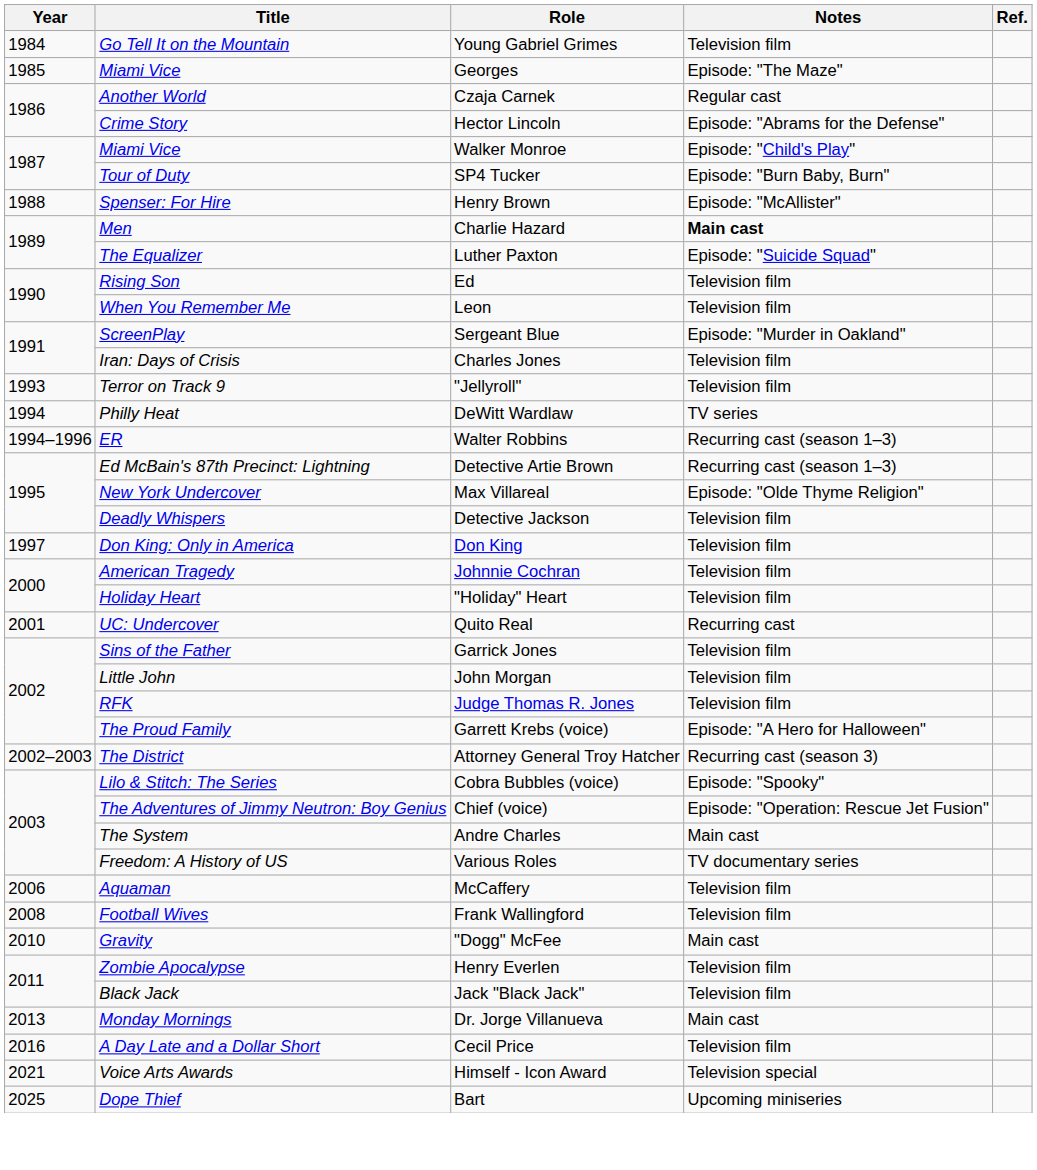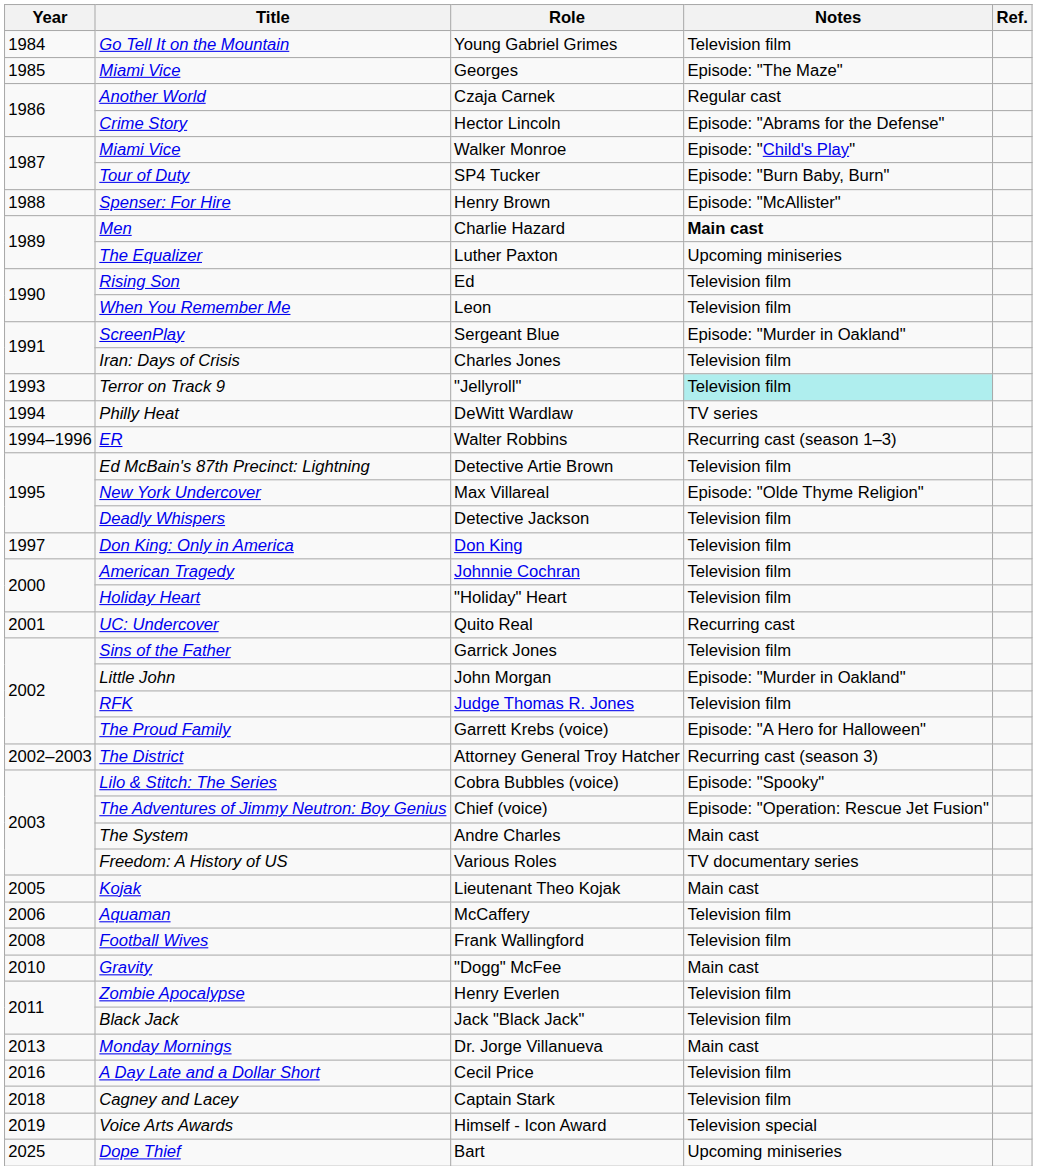(782, 255) Episode: "Suicide Squad" -> (765, 255) Upcoming miniseries
(739, 387) no background -> (739, 387) paleturquoise background
(792, 466) Recurring cast (season 1–3) -> (739, 466) Television film
(739, 677) Television film -> (796, 677) Episode: "Murder in Oakland"
+ row: (537, 888)
+ row: (505, 1099)
(27, 1073) 2021 -> (27, 1126) 2019
